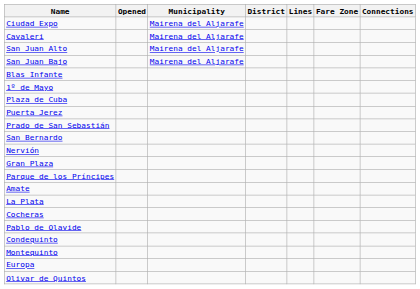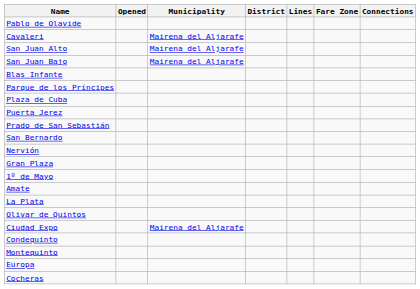rows swapped: (32, 23) <-> (44, 227)
rows swapped: (60, 176) <-> (30, 87)
rows swapped: (25, 214) <-> (46, 278)
